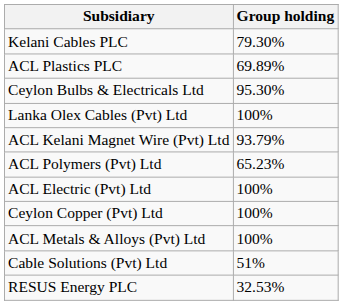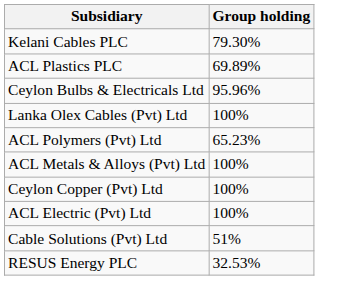(260, 90) 95.30% -> (236, 90) 95.96%
- row: (119, 139)
rows swapped: (107, 238) <-> (80, 189)
